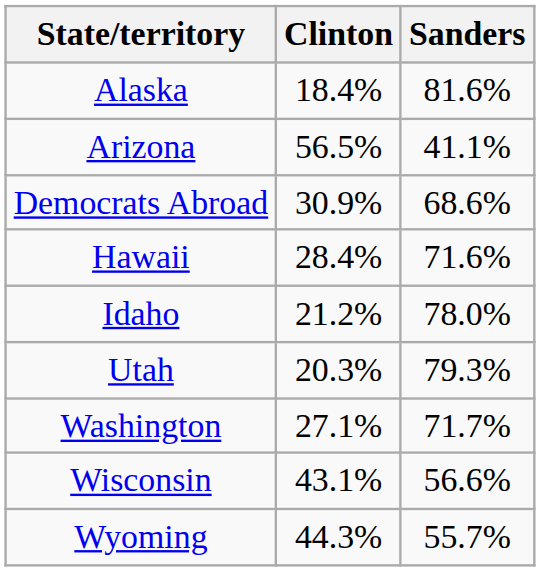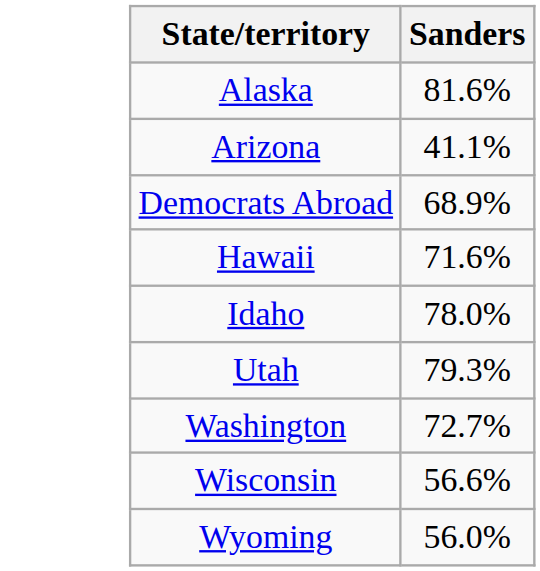- column: (339, 34)
(467, 201) 68.6% -> (467, 201) 68.9%
(467, 424) 71.7% -> (467, 424) 72.7%
(467, 536) 55.7% -> (467, 536) 56.0%
